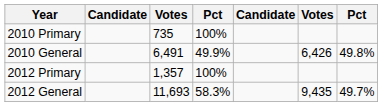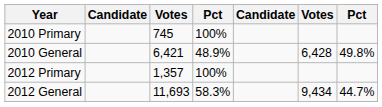(163, 34) 735 -> (163, 34) 745
(168, 53) 6,491 -> (168, 53) 6,421
(213, 53) 49.9% -> (213, 53) 48.9%
(317, 53) 6,426 -> (317, 53) 6,428
(317, 92) 9,435 -> (317, 92) 9,434
(357, 92) 49.7% -> (357, 92) 44.7%
